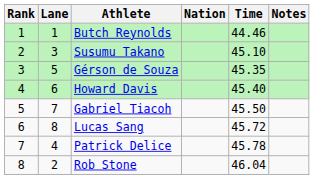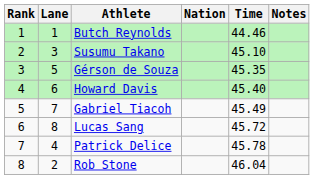(249, 108) 45.50 -> (249, 108) 45.49
